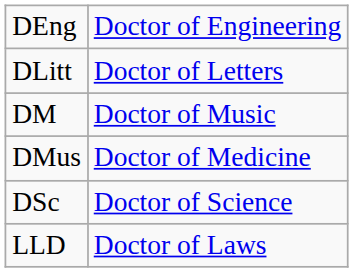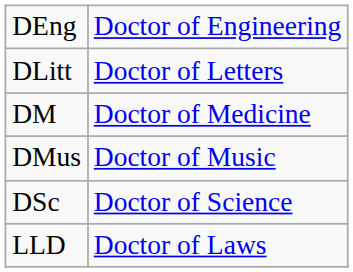(185, 114) Doctor of Music -> (202, 114) Doctor of Medicine
(202, 157) Doctor of Medicine -> (185, 157) Doctor of Music
